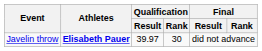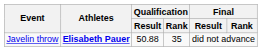(148, 40) 39.97 -> (148, 40) 50.88
(177, 40) 30 -> (177, 40) 35
